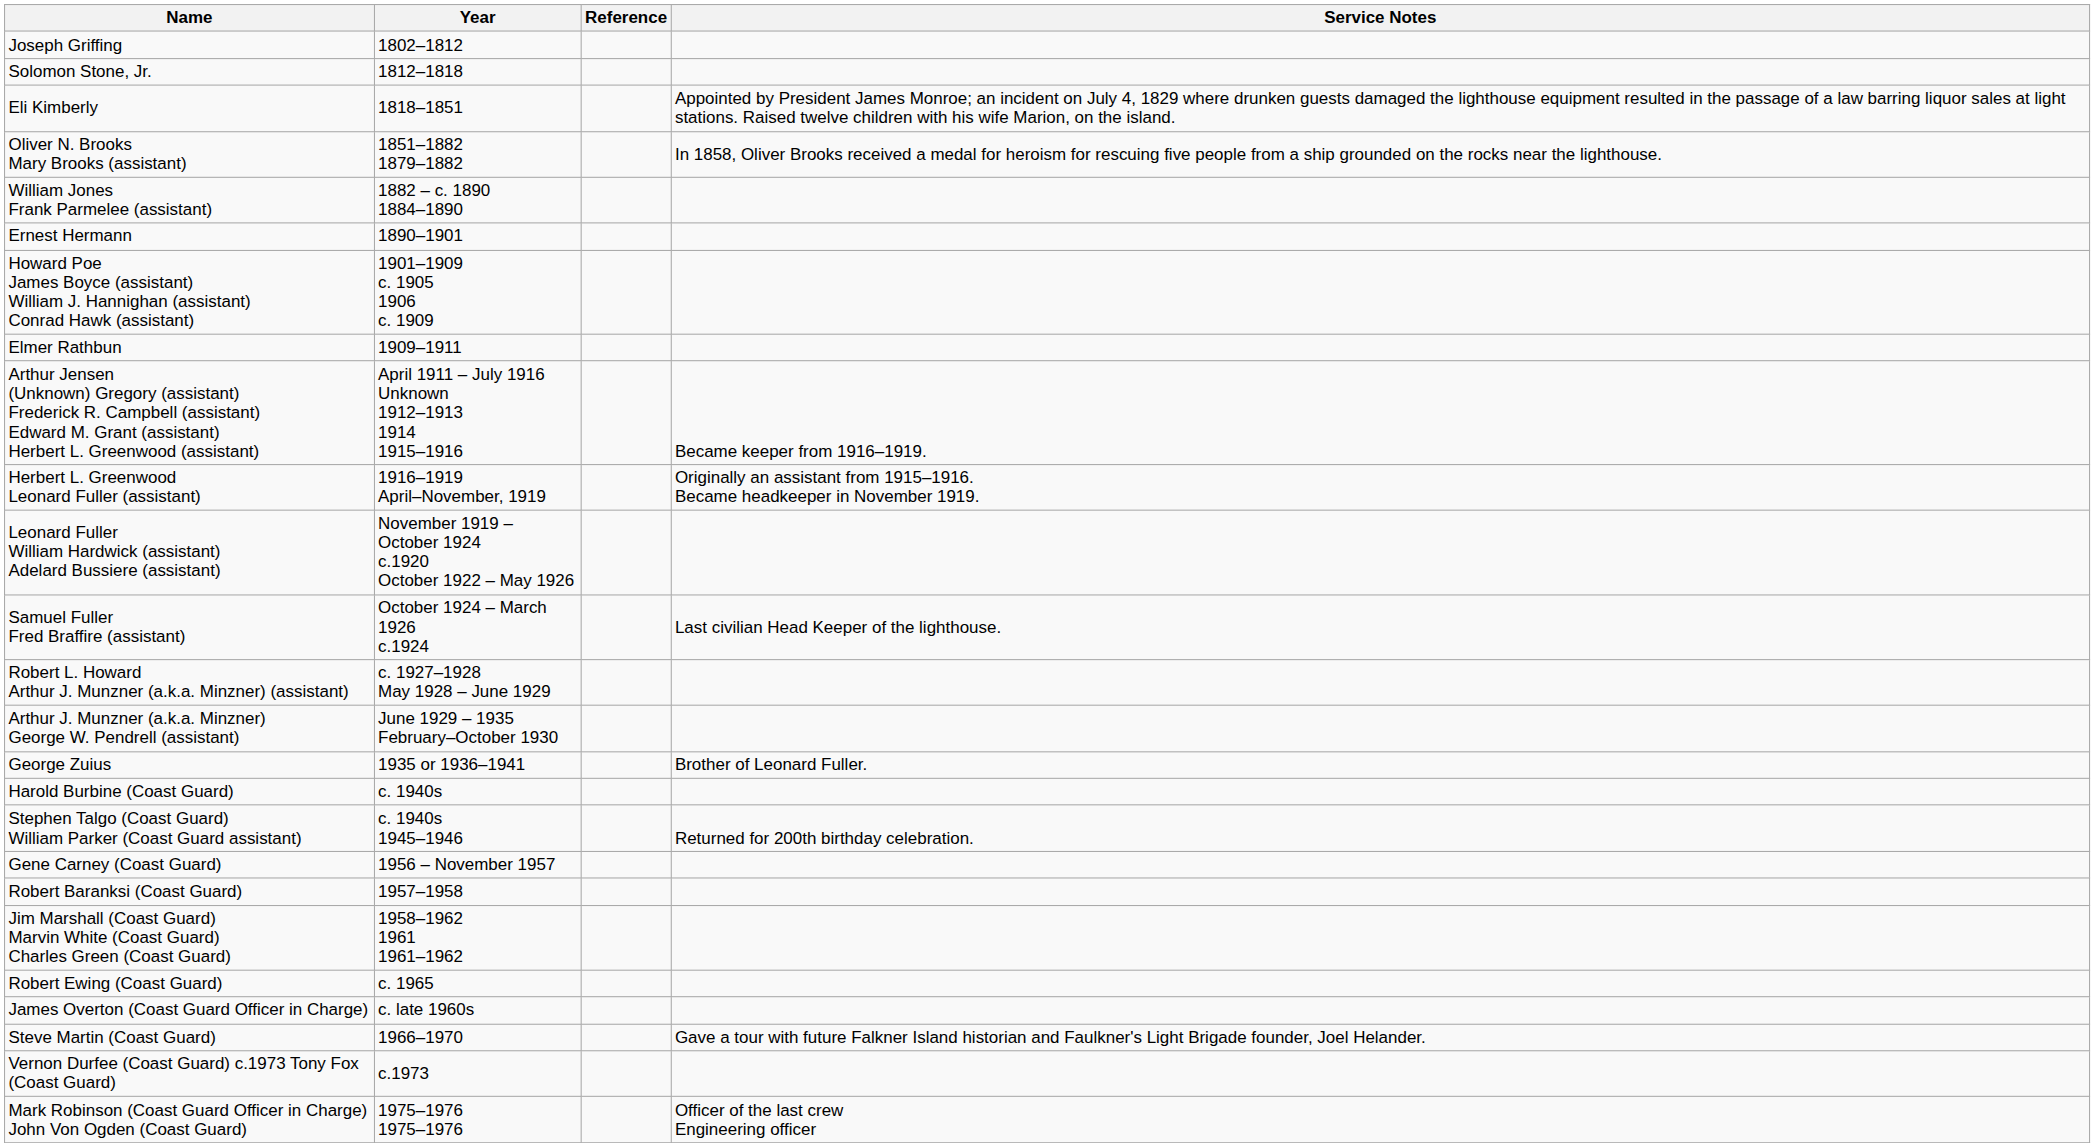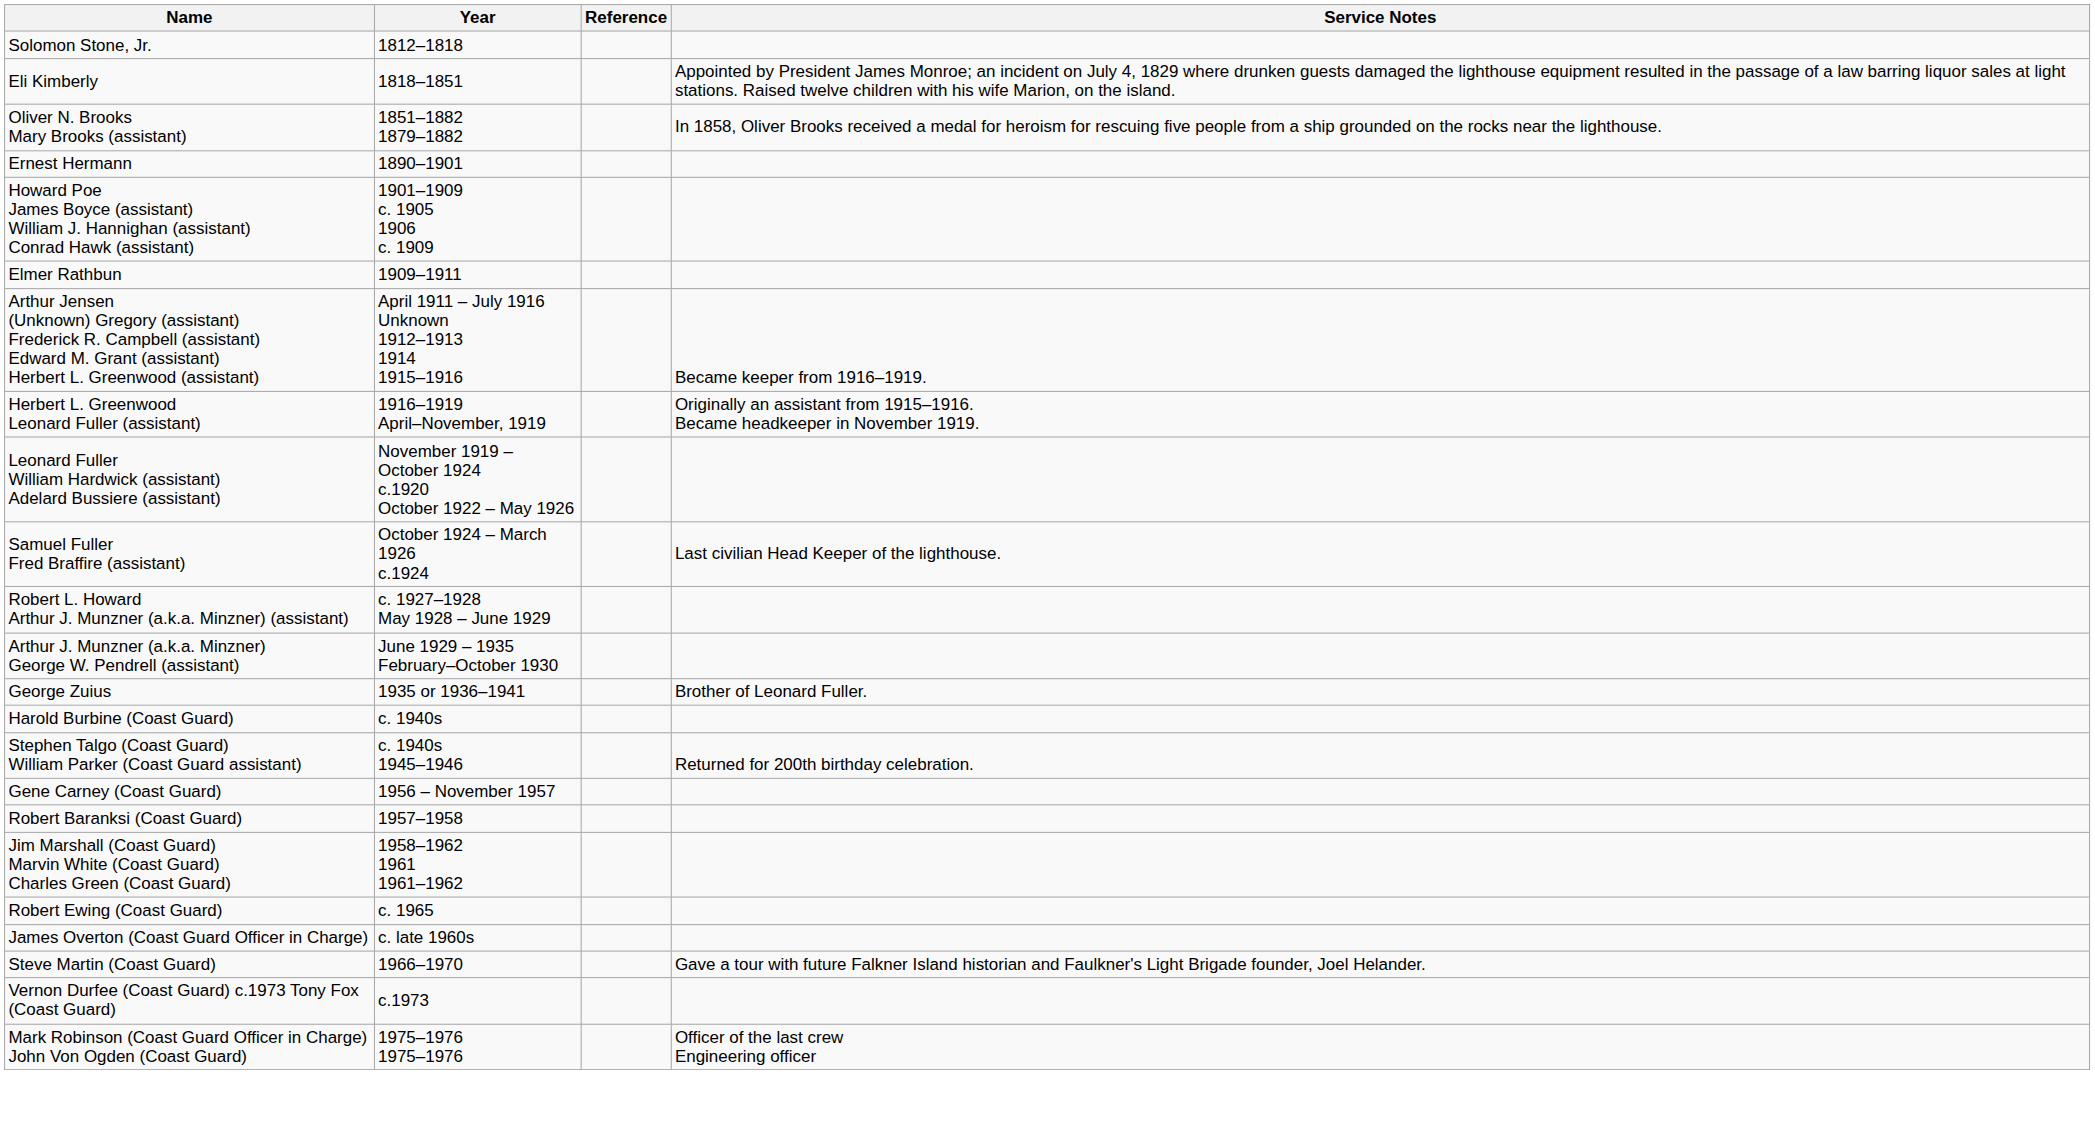- row: (65, 44)
- row: (110, 200)
